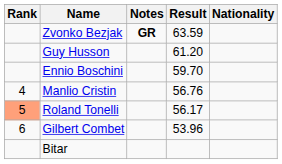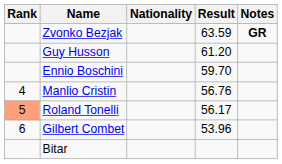columns swapped: (243, 14) <-> (147, 14)
